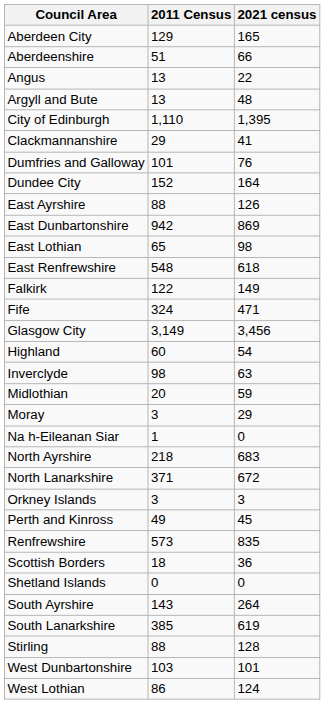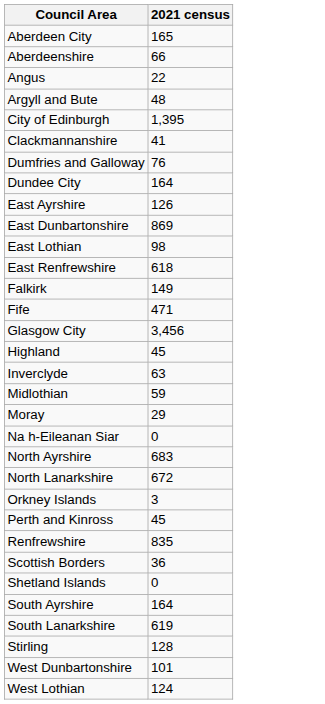- column: (191, 15)
(245, 352) 54 -> (158, 352) 45
(249, 604) 264 -> (162, 604) 164
